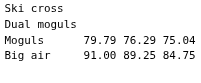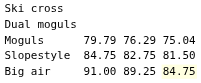+ row: (37, 56)
(179, 56) no background -> (179, 72) lightyellow background
